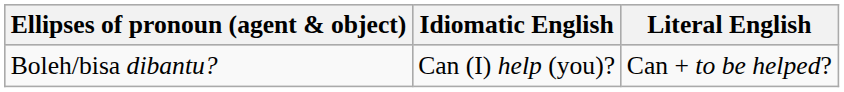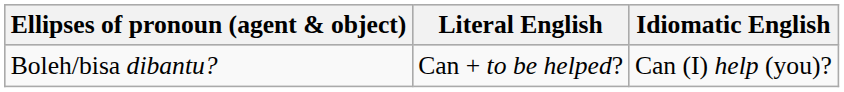columns swapped: (729, 24) <-> (517, 24)
